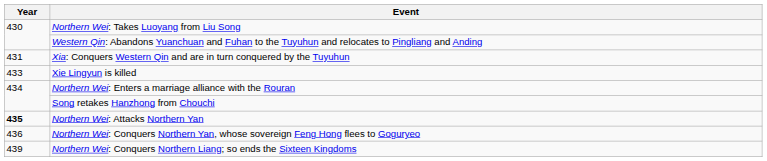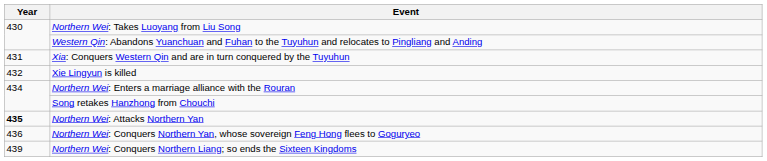(15, 73) 433 -> (15, 73) 432
